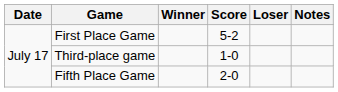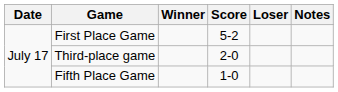(229, 55) 1-0 -> (229, 55) 2-0
(229, 76) 2-0 -> (229, 76) 1-0
